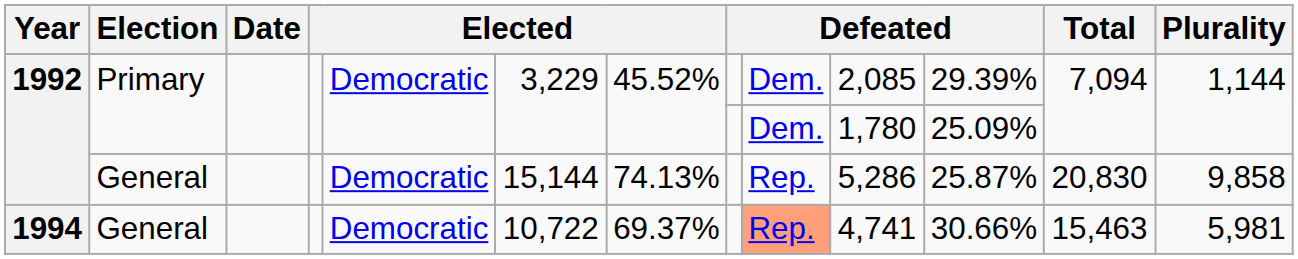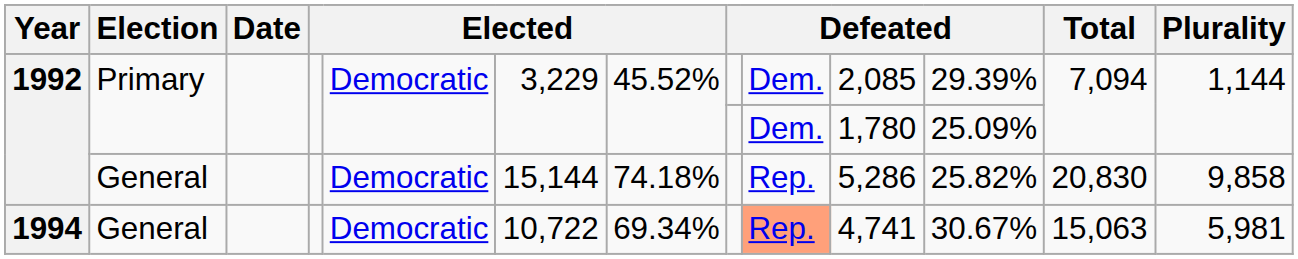(666, 178) 74.13% -> (666, 178) 74.18%
(984, 178) 25.87% -> (984, 178) 25.82%
(666, 228) 69.37% -> (666, 228) 69.34%
(984, 228) 30.66% -> (984, 228) 30.67%
(1100, 228) 15,463 -> (1100, 228) 15,063
